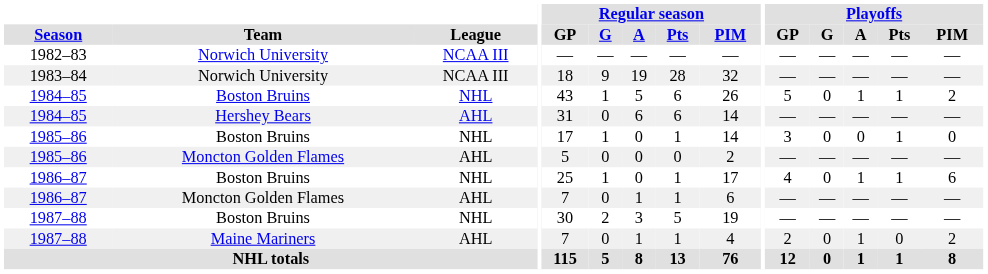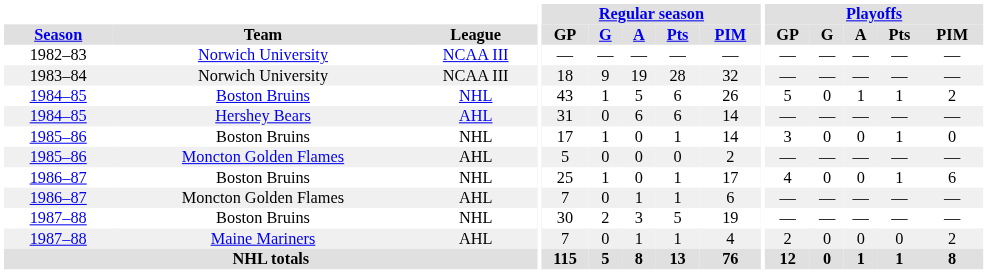(861, 177) 1 -> (861, 177) 0
(861, 238) 1 -> (861, 238) 0
